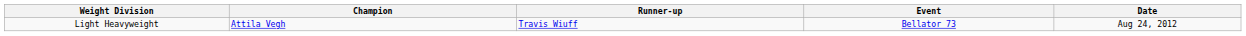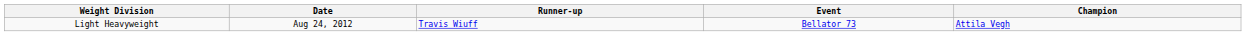columns swapped: (373, 11) <-> (1147, 11)
